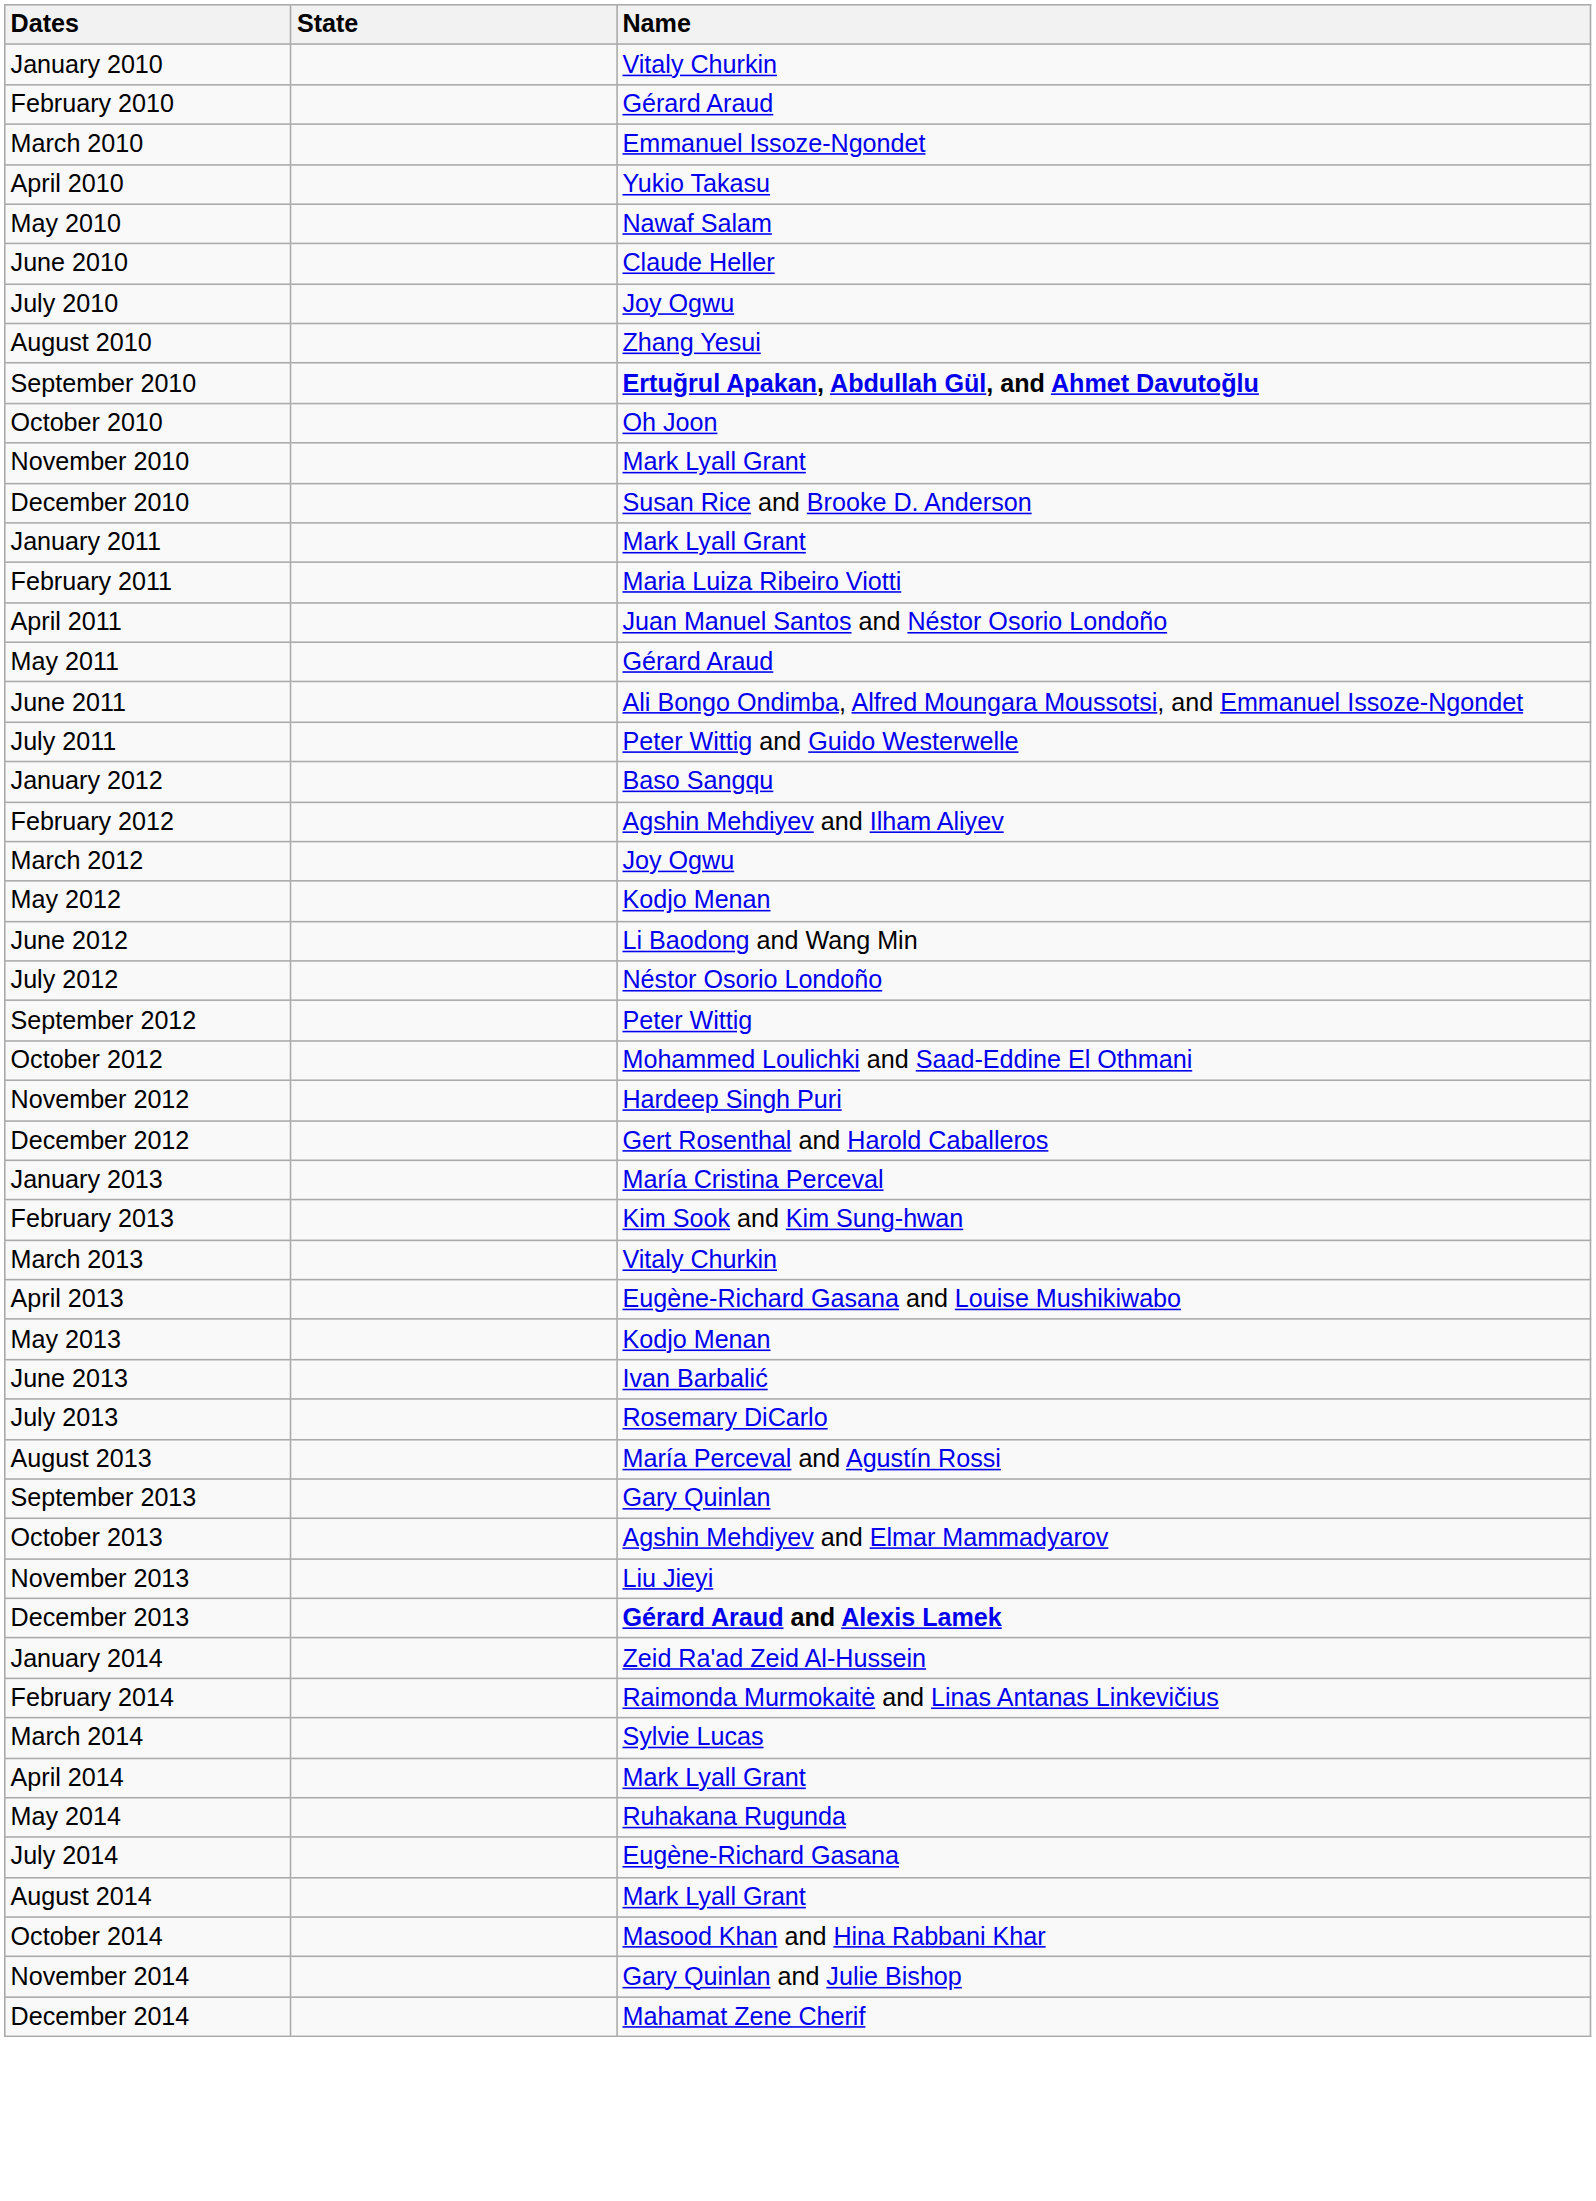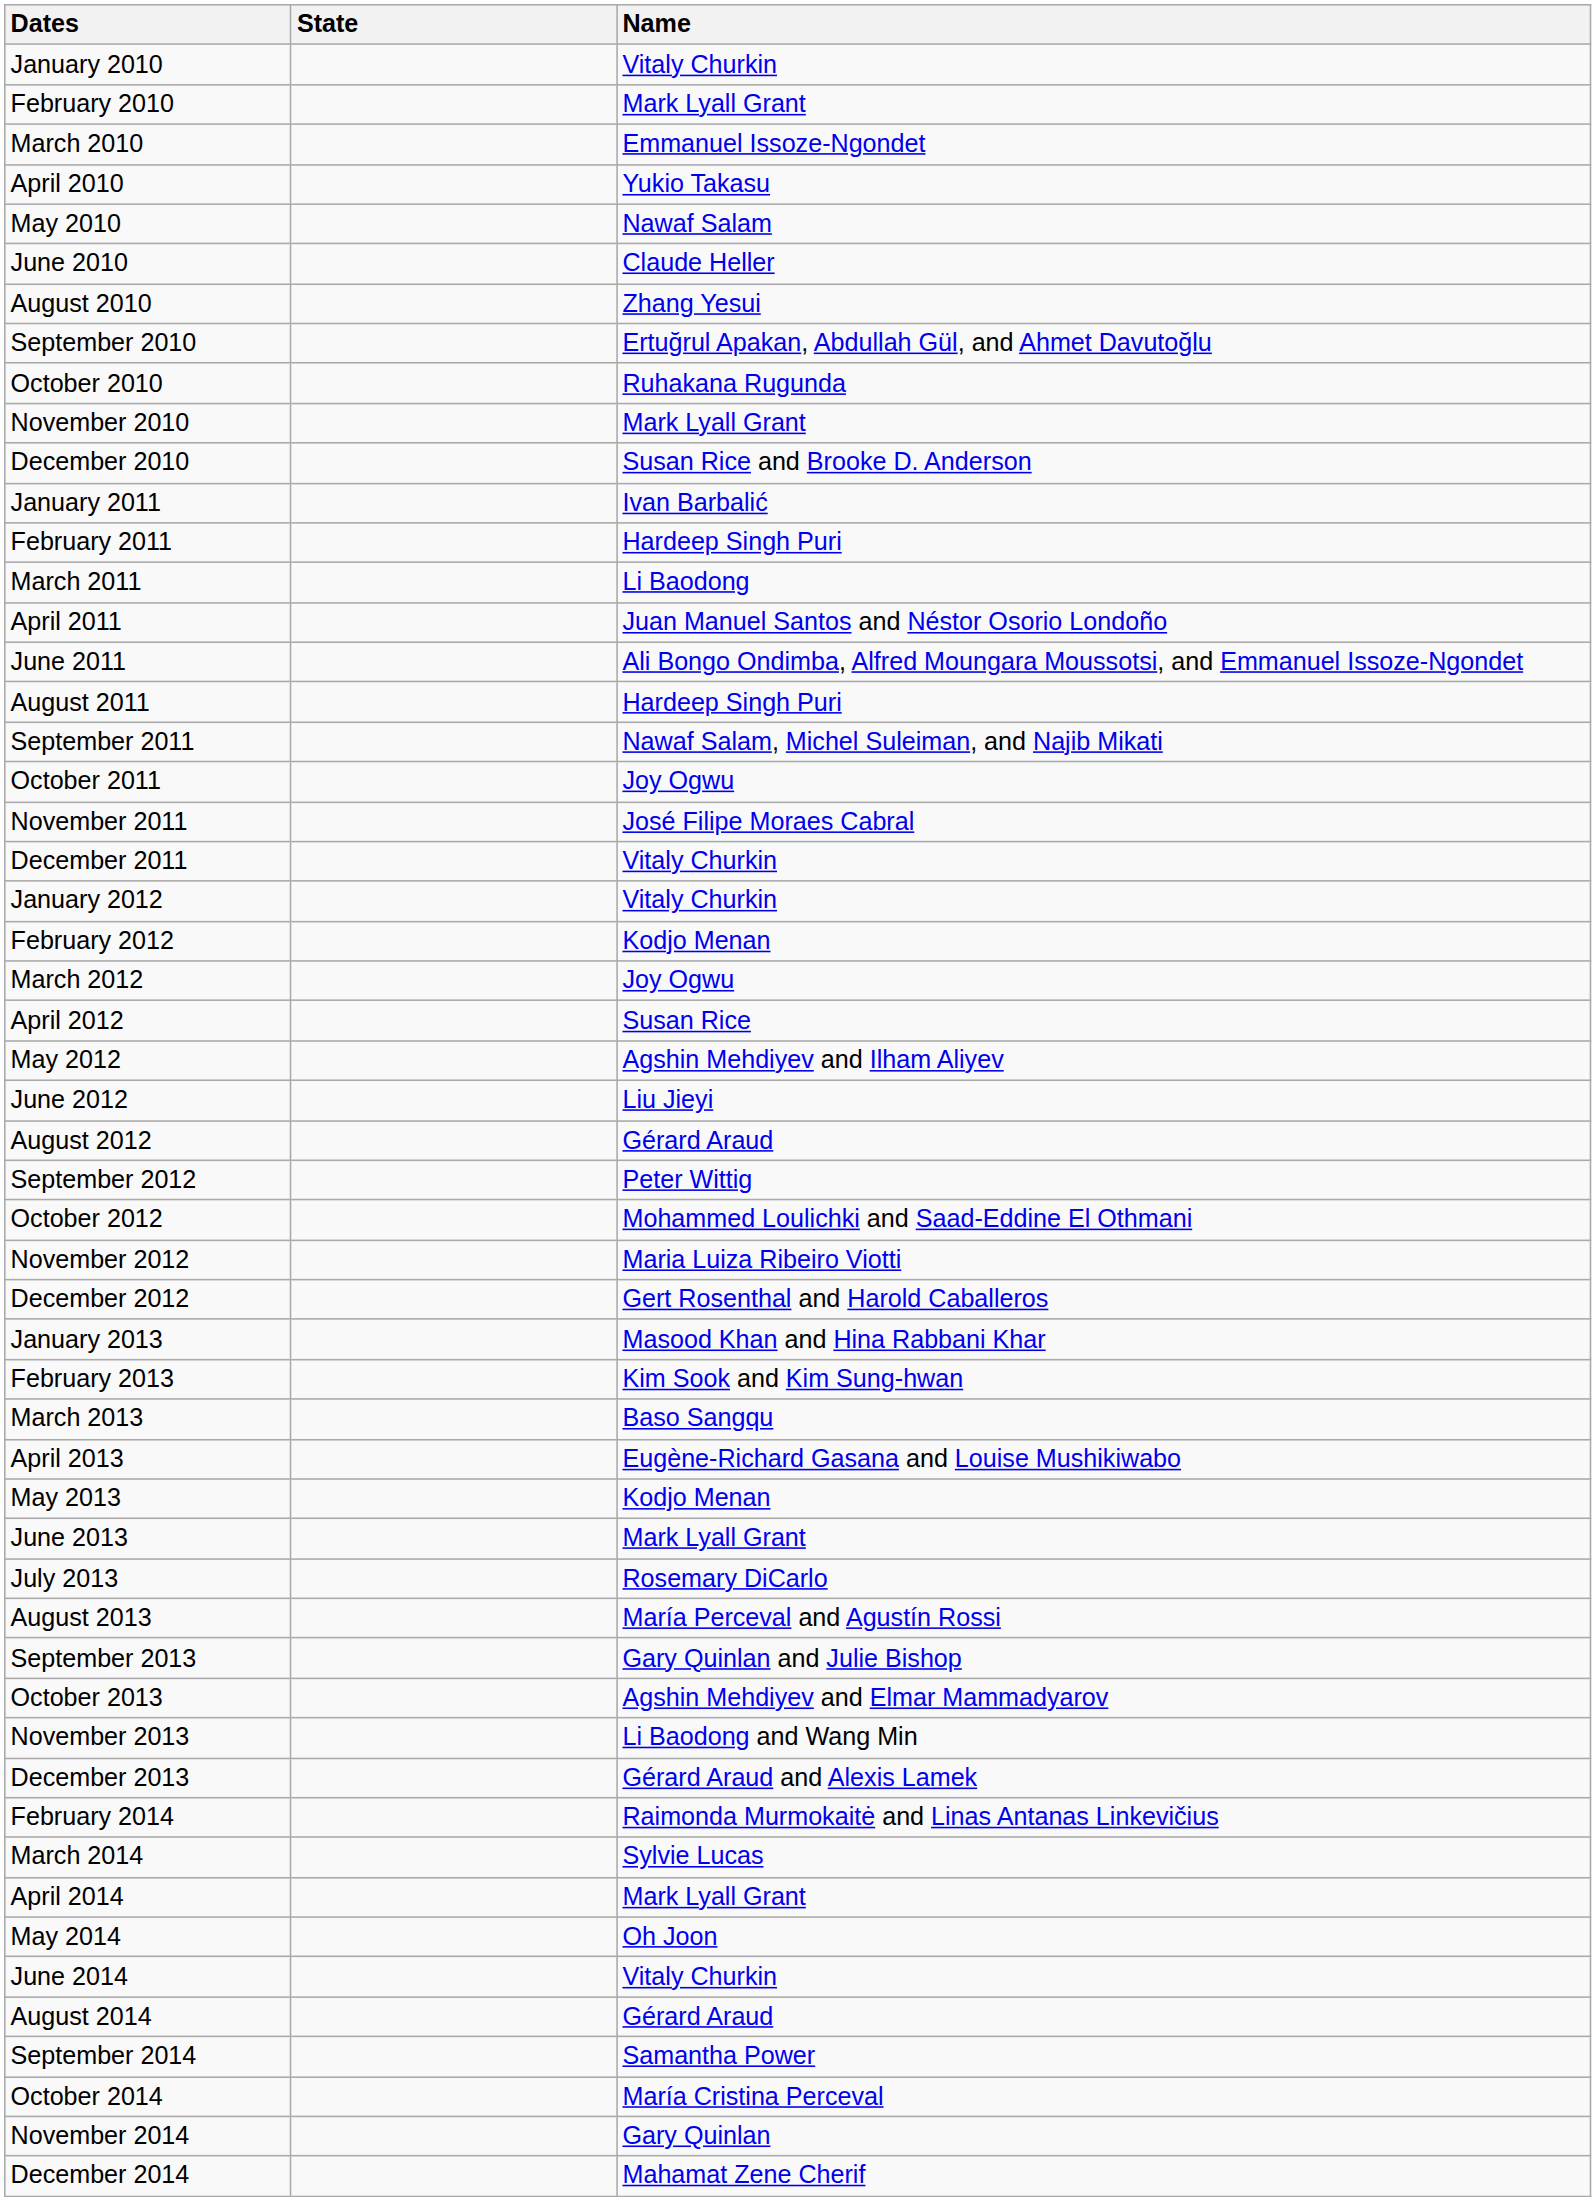(698, 104) Gérard Araud -> (714, 104) Mark Lyall Grant
- row: (64, 303)
(941, 382) bold -> (917, 343) normal
(670, 422) Oh Joon -> (734, 382) Ruhakana Rugunda
(714, 542) Mark Lyall Grant -> (695, 502) Ivan Barbalić
(762, 582) Maria Luiza Ribeiro Viotti -> (732, 542) Hardeep Singh Puri
+ row: (76, 582)
- row: (65, 661)
- row: (63, 741)
+ row: (80, 701)
+ row: (103, 741)
+ row: (86, 781)
+ row: (99, 821)
+ row: (99, 861)
(698, 781) Baso Sangqu -> (700, 900) Vitaly Churkin
(813, 821) Agshin Mehdiyev and Ilham Aliyev -> (697, 940) Kodjo Menan
+ row: (67, 1020)
(697, 900) Kodjo Menan -> (813, 1060) Agshin Mehdiyev and Ilham Aliyev
(770, 940) Li Baodong and Wang Min -> (668, 1100) Liu Jieyi
- row: (64, 980)
+ row: (81, 1139)
(732, 1100) Hardeep Singh Puri -> (762, 1259) Maria Luiza Ribeiro Viotti
(753, 1179) María Cristina Perceval -> (834, 1339) Masood Khan and Hina Rabbani Khar
(700, 1259) Vitaly Churkin -> (698, 1418) Baso Sangqu
(695, 1378) Ivan Barbalić -> (714, 1538) Mark Lyall Grant
(696, 1498) Gary Quinlan -> (792, 1657) Gary Quinlan and Julie Bishop
(668, 1578) Liu Jieyi -> (770, 1737) Li Baodong and Wang Min
(812, 1617) bold -> (800, 1777) normal
- row: (87, 1657)
(734, 1817) Ruhakana Rugunda -> (670, 1936) Oh Joon
+ row: (69, 1976)
- row: (64, 1857)
(714, 1896) Mark Lyall Grant -> (698, 2016) Gérard Araud
+ row: (103, 2056)
(834, 1936) Masood Khan and Hina Rabbani Khar -> (753, 2096) María Cristina Perceval
(792, 1976) Gary Quinlan and Julie Bishop -> (696, 2135) Gary Quinlan
